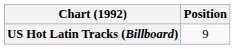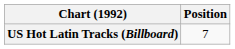(205, 34) 9 -> (205, 34) 7
